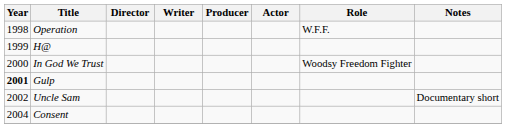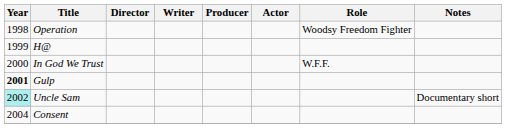(316, 30) W.F.F. -> (357, 30) Woodsy Freedom Fighter
(357, 64) Woodsy Freedom Fighter -> (316, 64) W.F.F.
(18, 98) no background -> (18, 98) paleturquoise background
